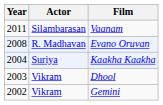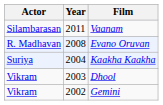columns swapped: (17, 12) <-> (59, 12)
